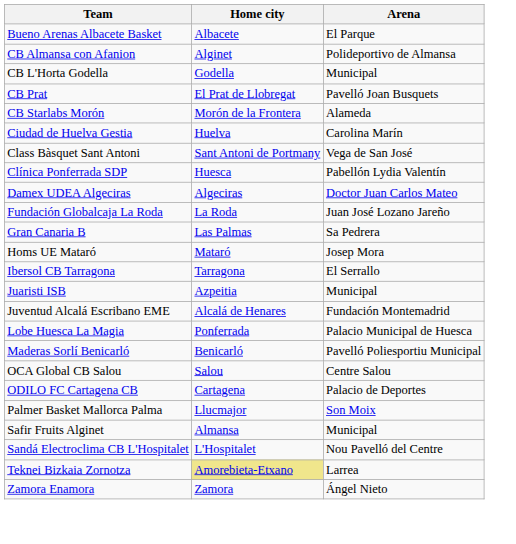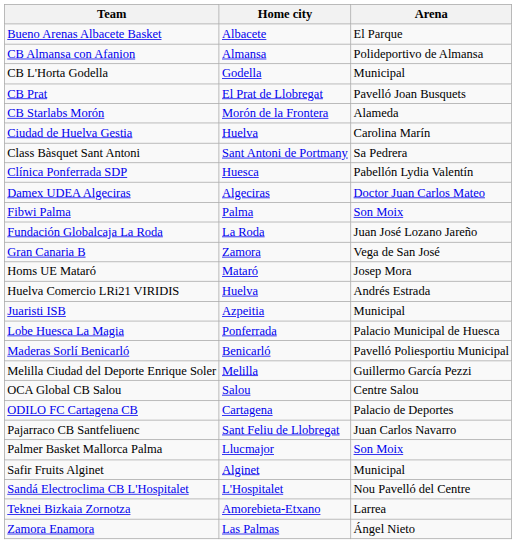(213, 53) Alginet -> (244, 53) Almansa
(369, 152) Vega de San José -> (380, 152) Sa Pedrera
+ row: (39, 212)
(223, 232) Las Palmas -> (241, 251) Zamora
(353, 232) Sa Pedrera -> (397, 251) Vega de San José
+ row: (93, 291)
- row: (61, 271)
- row: (89, 311)
+ row: (112, 370)
+ row: (73, 430)
(217, 430) Almansa -> (241, 469) Alginet
(244, 469) khaki background -> (271, 509) no background
(214, 489) Zamora -> (251, 529) Las Palmas
